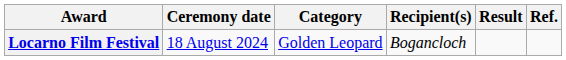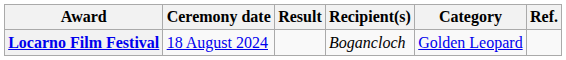columns swapped: (330, 17) <-> (501, 17)
